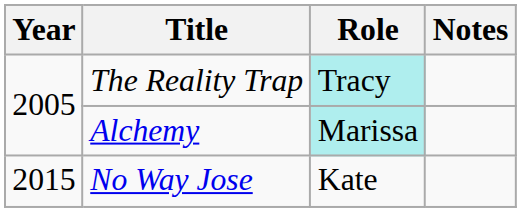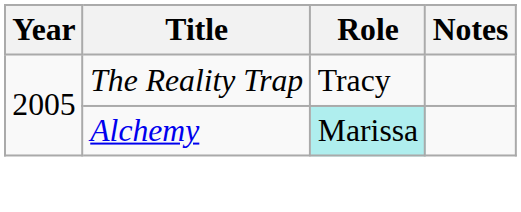(354, 79) paleturquoise background -> (354, 79) no background
- row: (171, 180)
